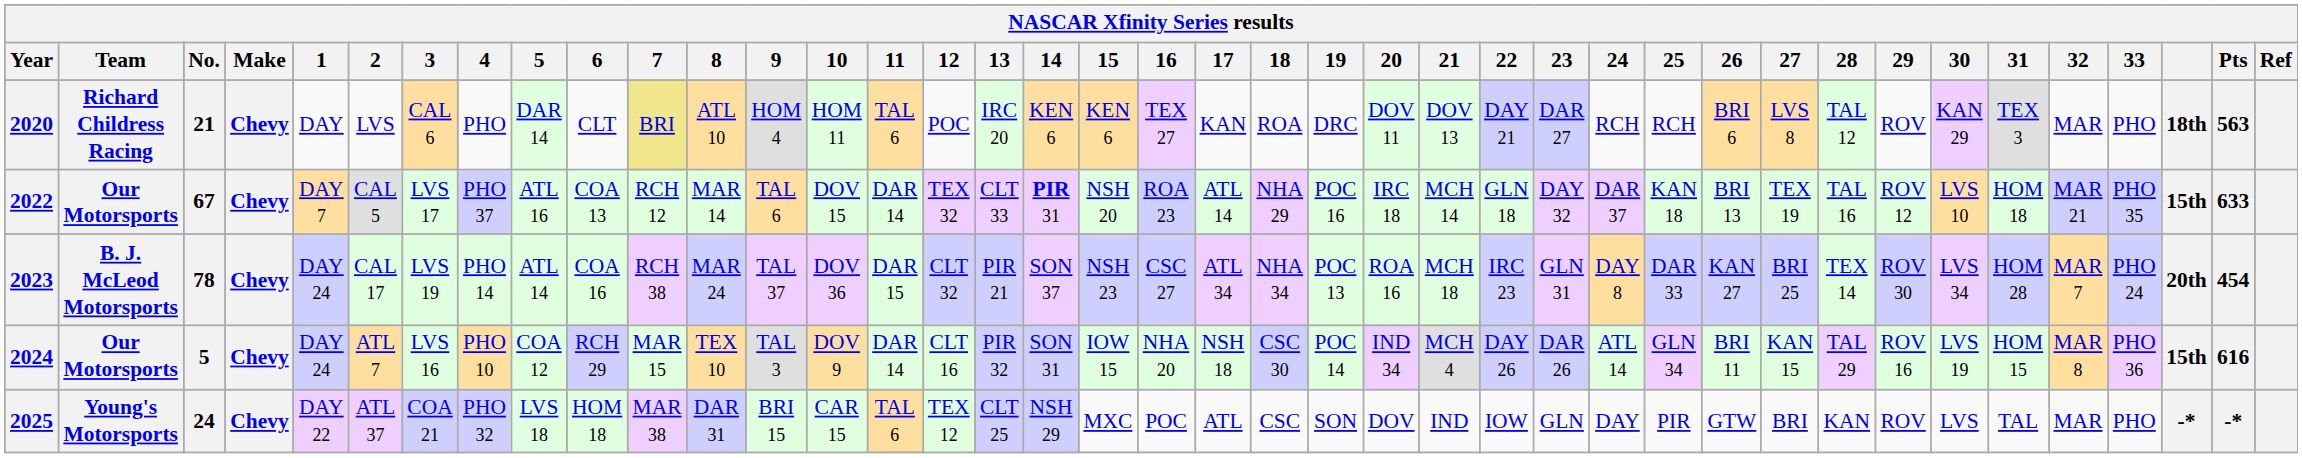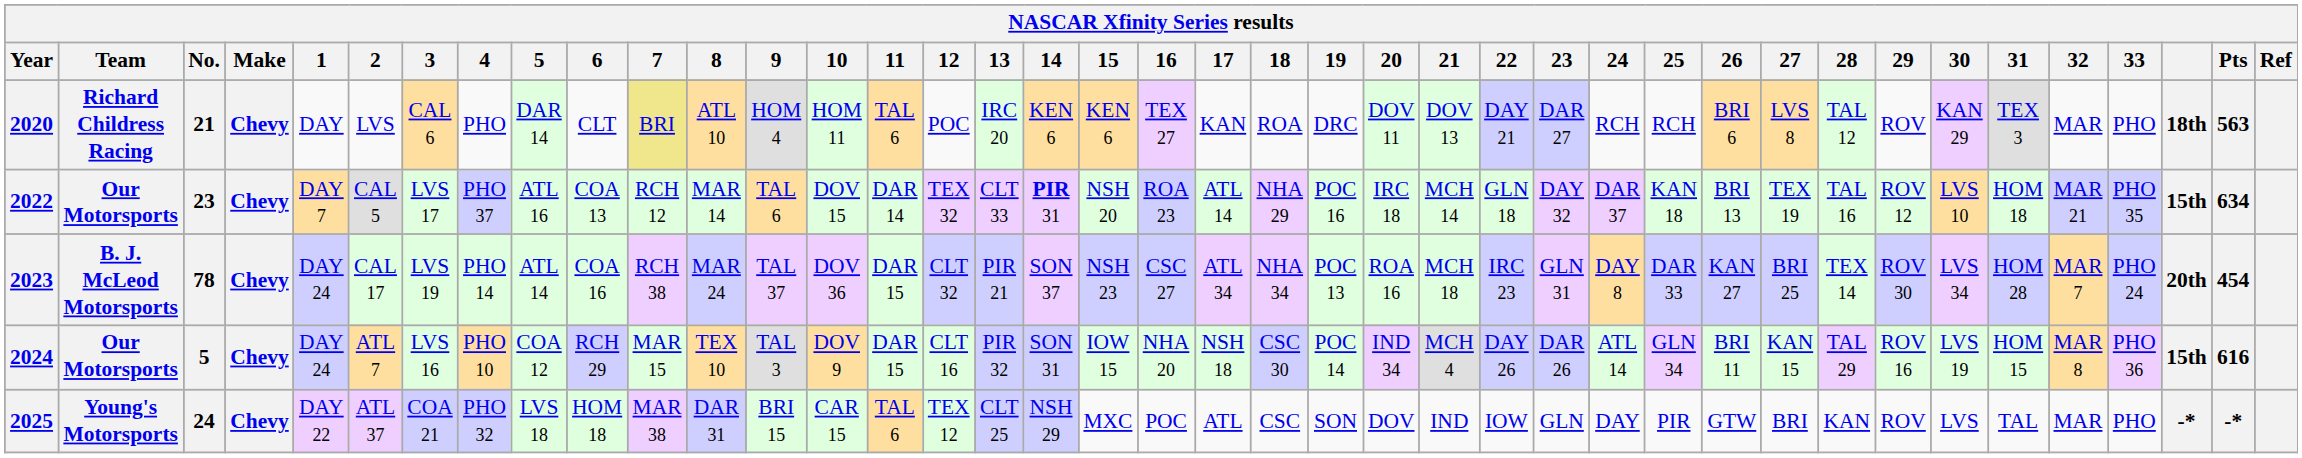(204, 201) 67 -> (204, 201) 23
(2233, 201) 633 -> (2233, 201) 634
(895, 355) DAR 14 -> (895, 355) DAR 15
